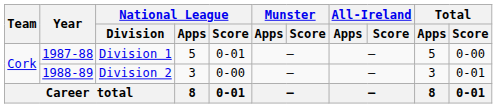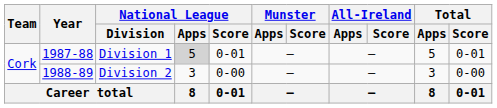(192, 54) no background -> (192, 54) lightgrey background
(470, 54) 0-00 -> (470, 54) 0-01
(470, 73) 0-01 -> (470, 73) 0-00
